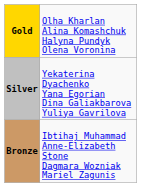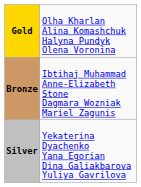rows swapped: (22, 89) <-> (22, 151)
